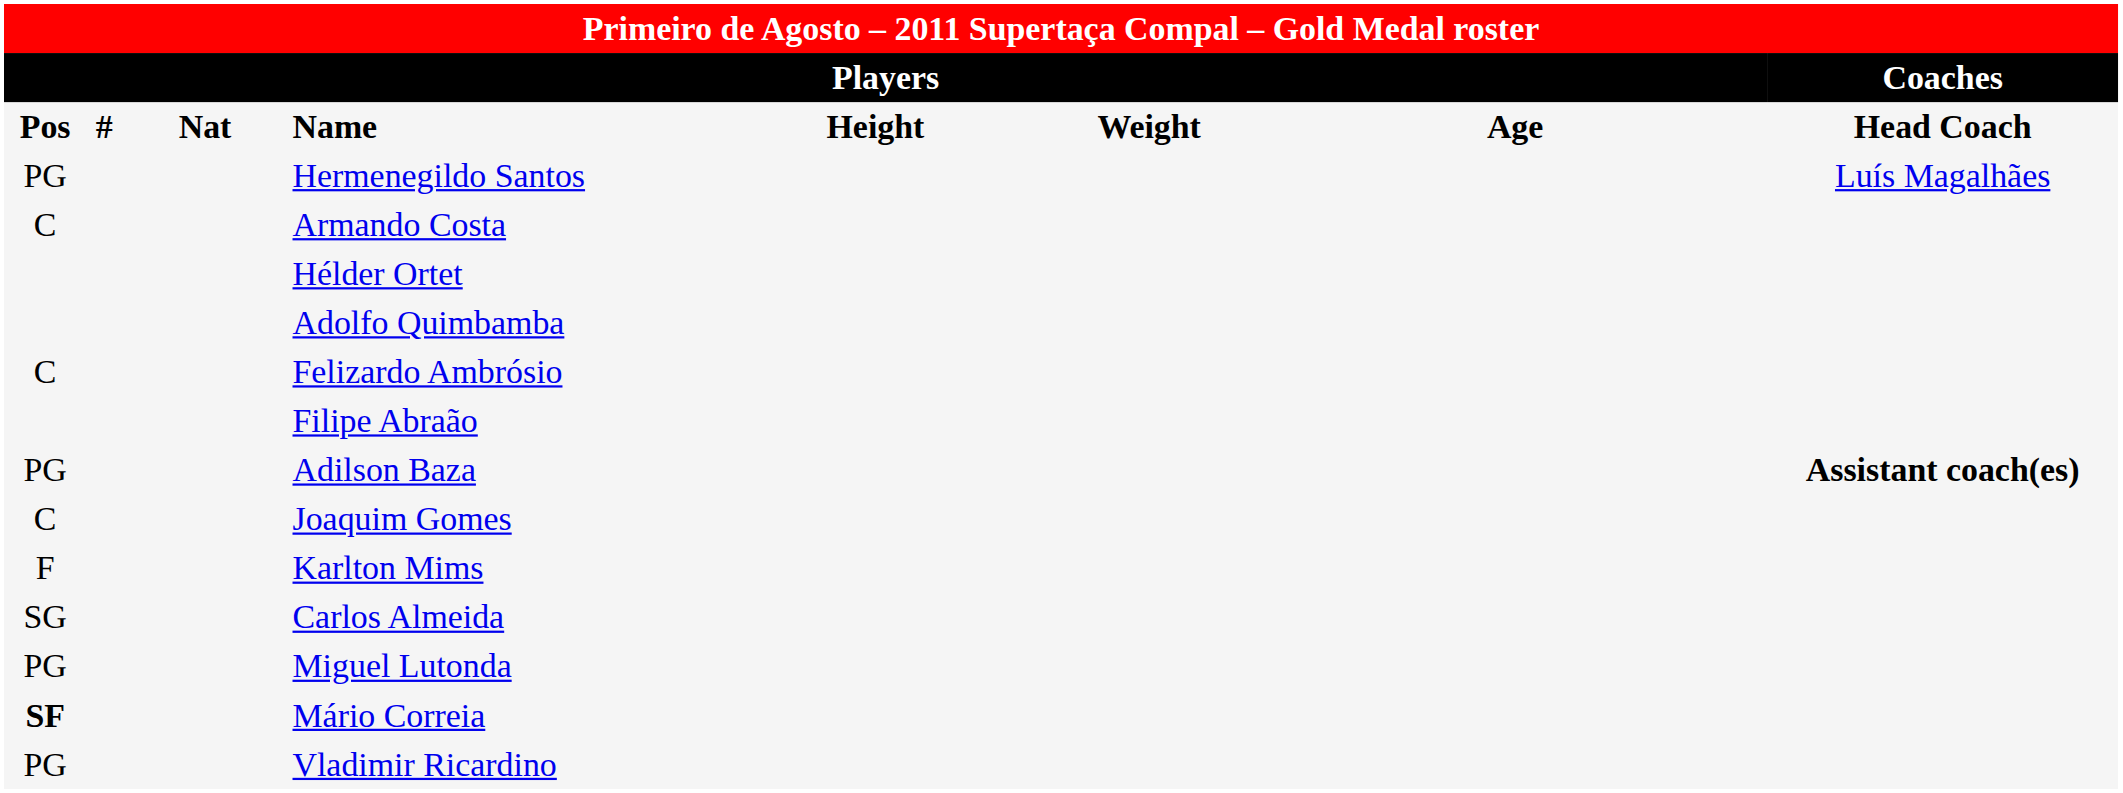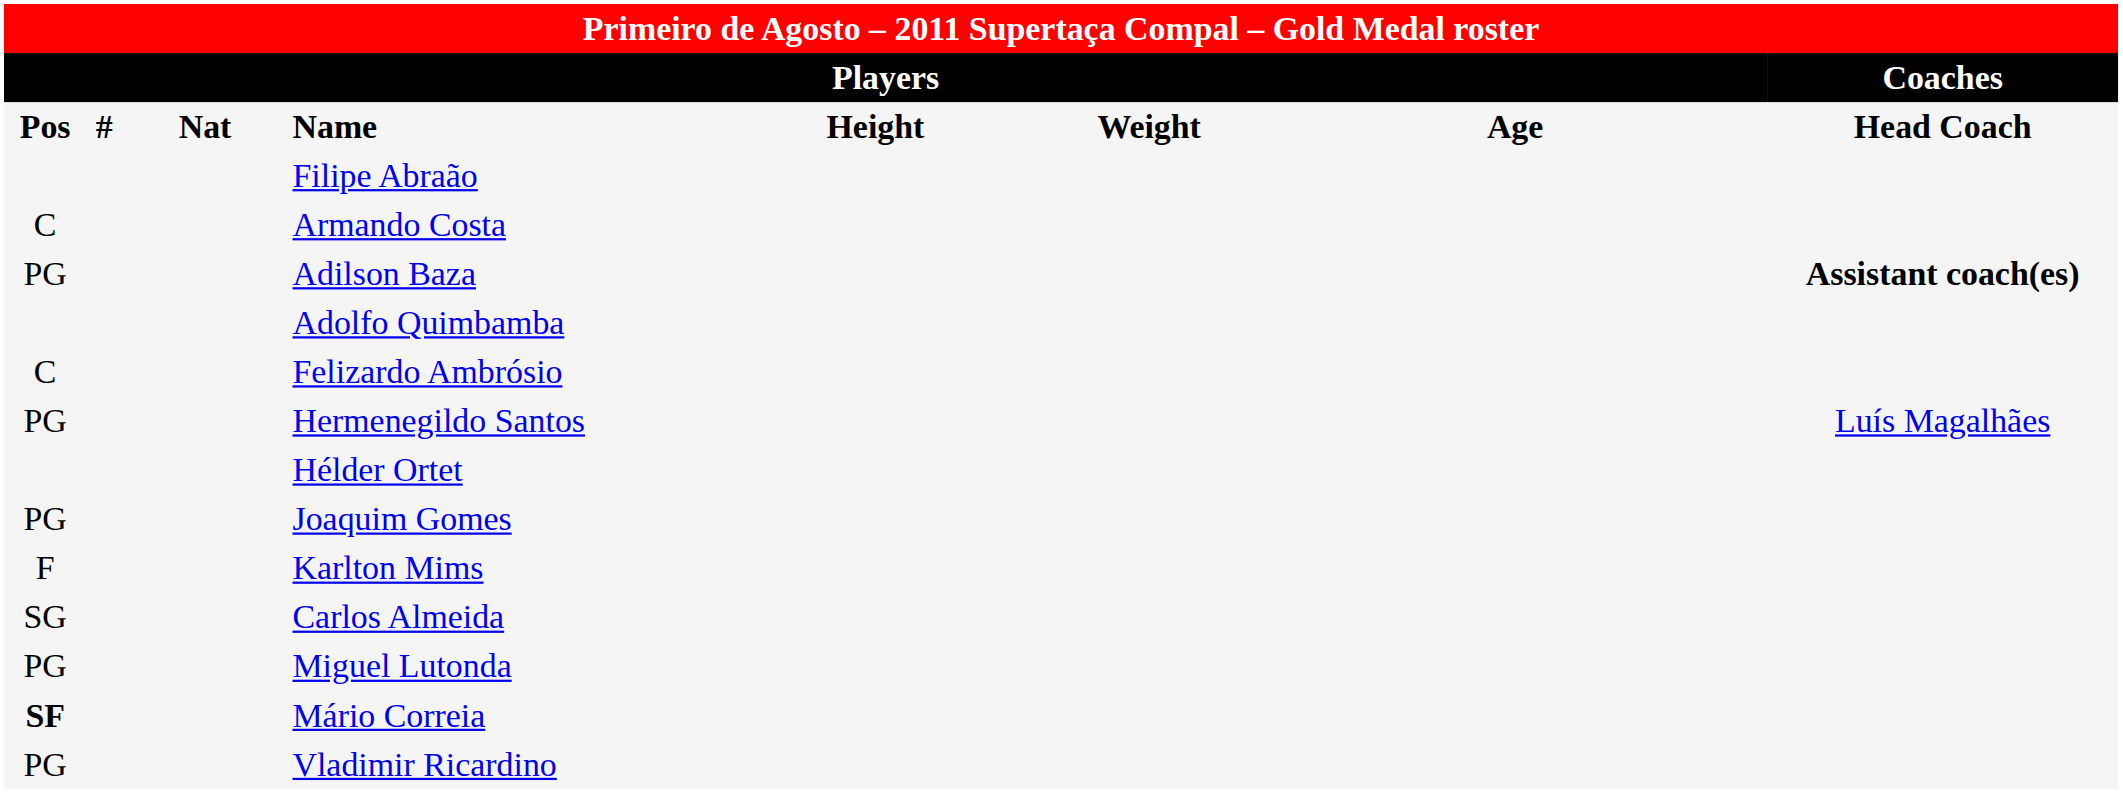rows swapped: (439, 175) <-> (385, 420)
rows swapped: (384, 469) <-> (378, 273)
(45, 518) C -> (45, 518) PG
